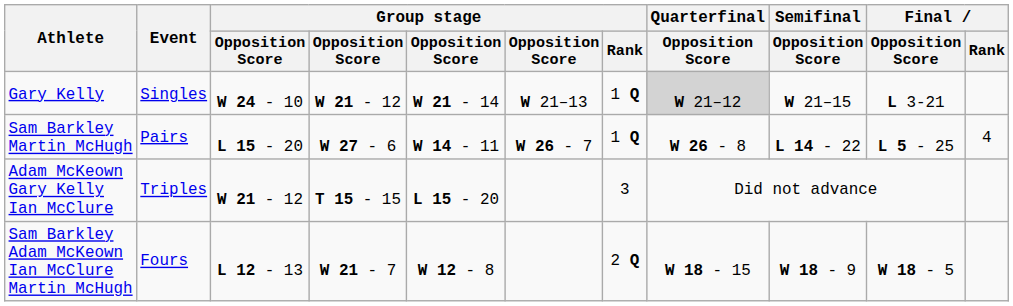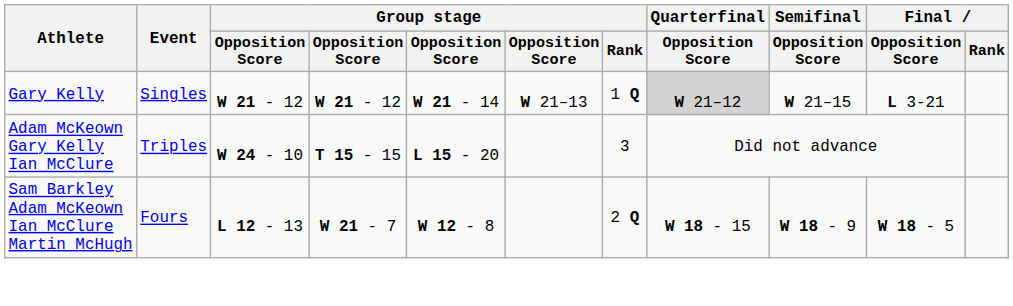(260, 103) W 24 - 10 -> (260, 103) W 21 - 12
- row: (71, 138)
(260, 199) W 21 - 12 -> (260, 156) W 24 - 10
